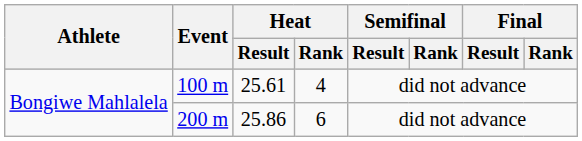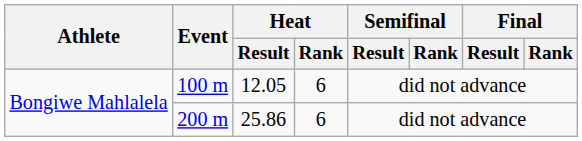(263, 86) 25.61 -> (263, 86) 12.05
(321, 86) 4 -> (321, 86) 6
